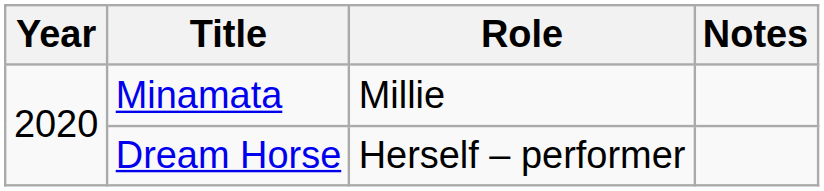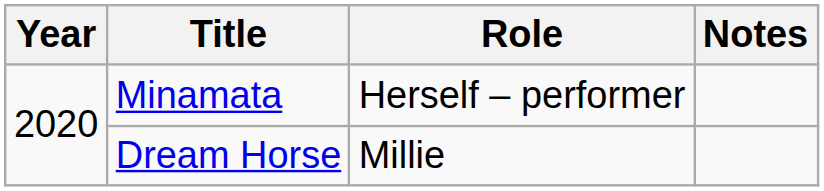(402, 94) Millie -> (522, 94) Herself – performer
(522, 154) Herself – performer -> (402, 154) Millie
